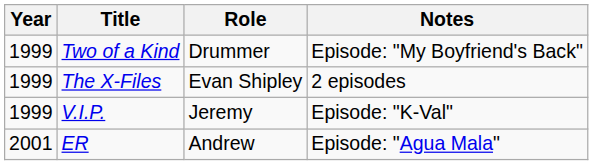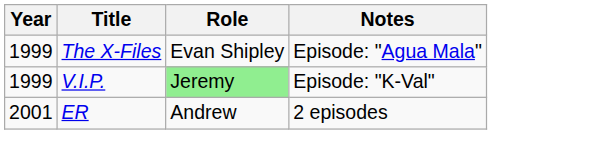- row: (120, 50)
(359, 81) 2 episodes -> (388, 50) Episode: "Agua Mala"
(220, 112) no background -> (202, 81) lightgreen background
(406, 143) Episode: "Agua Mala" -> (340, 112) 2 episodes
